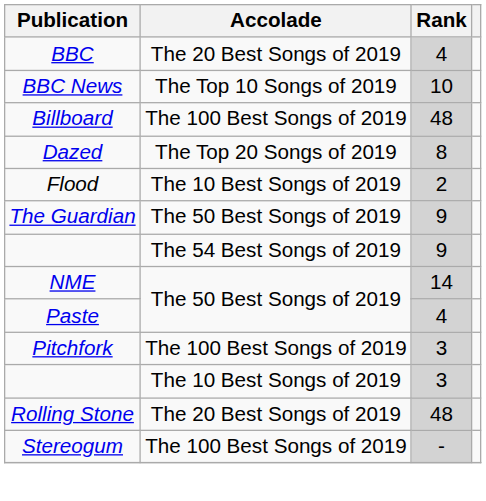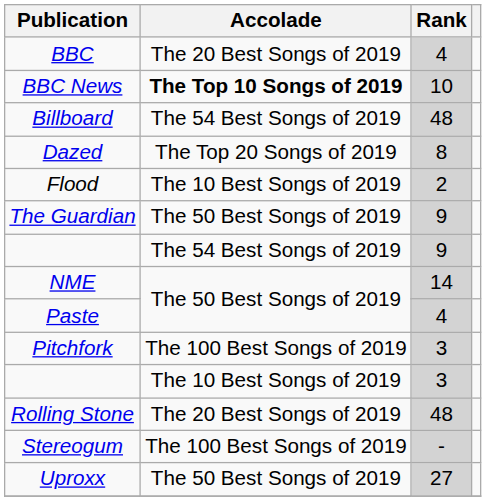(276, 86) normal -> (276, 86) bold
(276, 119) The 100 Best Songs of 2019 -> (276, 119) The 54 Best Songs of 2019
+ row: (73, 479)
